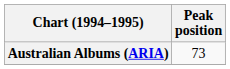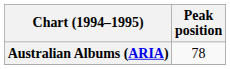(199, 53) 73 -> (199, 53) 78
